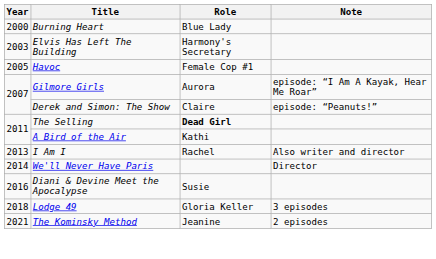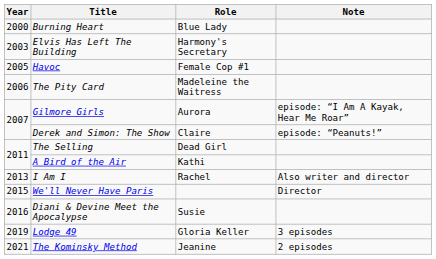+ row: (68, 87)
(207, 122) bold -> (202, 147) normal
(17, 166) 2014 -> (17, 192) 2015
(17, 206) 2018 -> (17, 232) 2019
